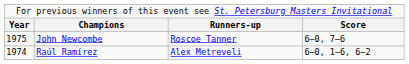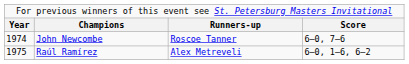(17, 39) 1975 -> (17, 39) 1974
(17, 53) 1974 -> (17, 53) 1975
